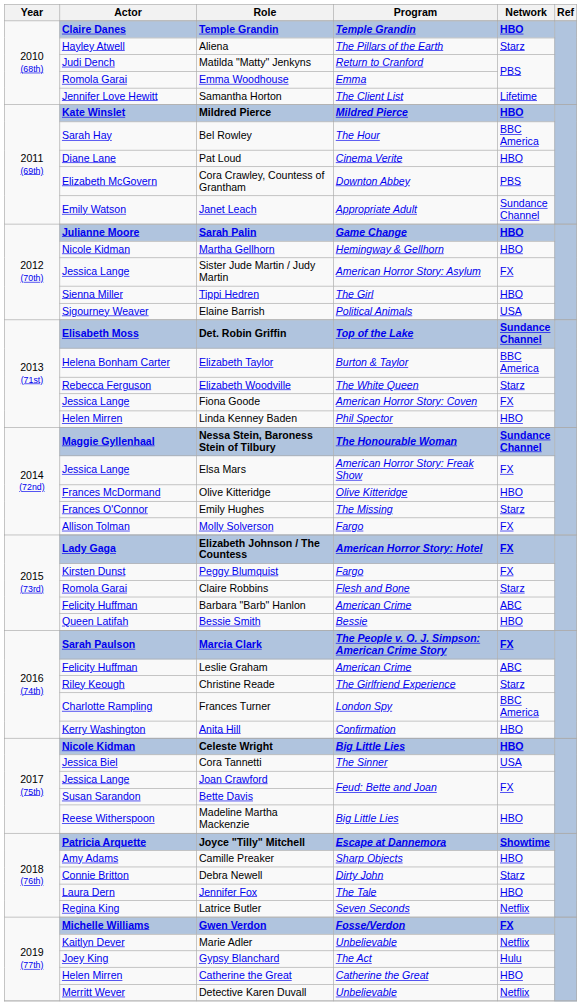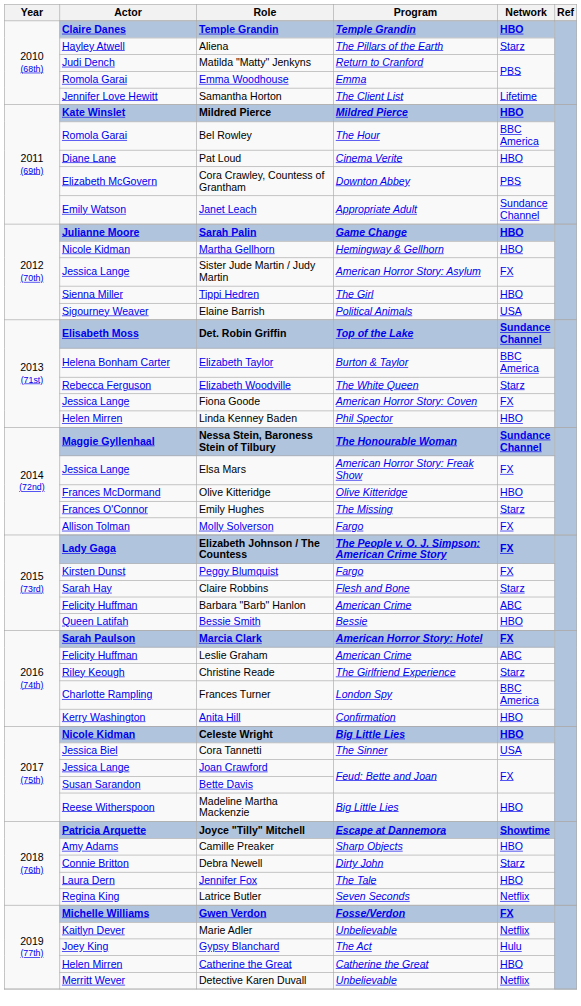(87, 136) Sarah Hay -> (94, 136) Romola Garai
(409, 549) American Horror Story: Hotel -> (408, 549) The People v. O. J. Simpson: American Crime Story
(94, 588) Romola Garai -> (87, 588) Sarah Hay
(408, 644) The People v. O. J. Simpson: American Crime Story -> (409, 638) American Horror Story: Hotel
